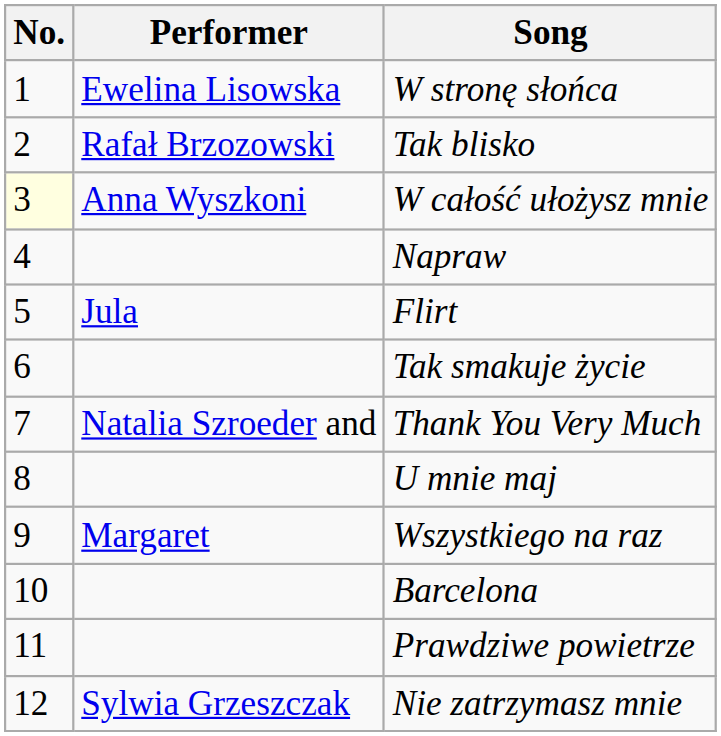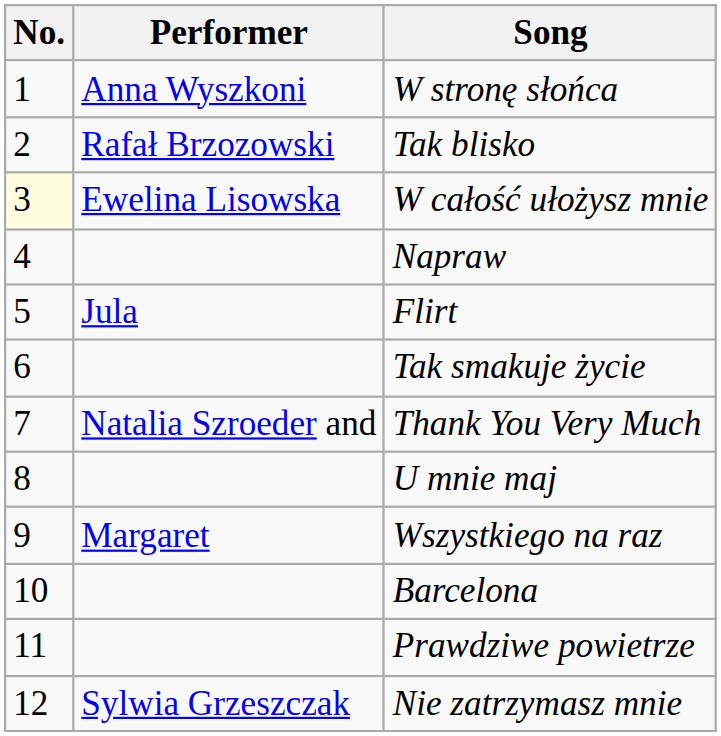(211, 88) Ewelina Lisowska -> (194, 88) Anna Wyszkoni
(194, 199) Anna Wyszkoni -> (211, 199) Ewelina Lisowska
